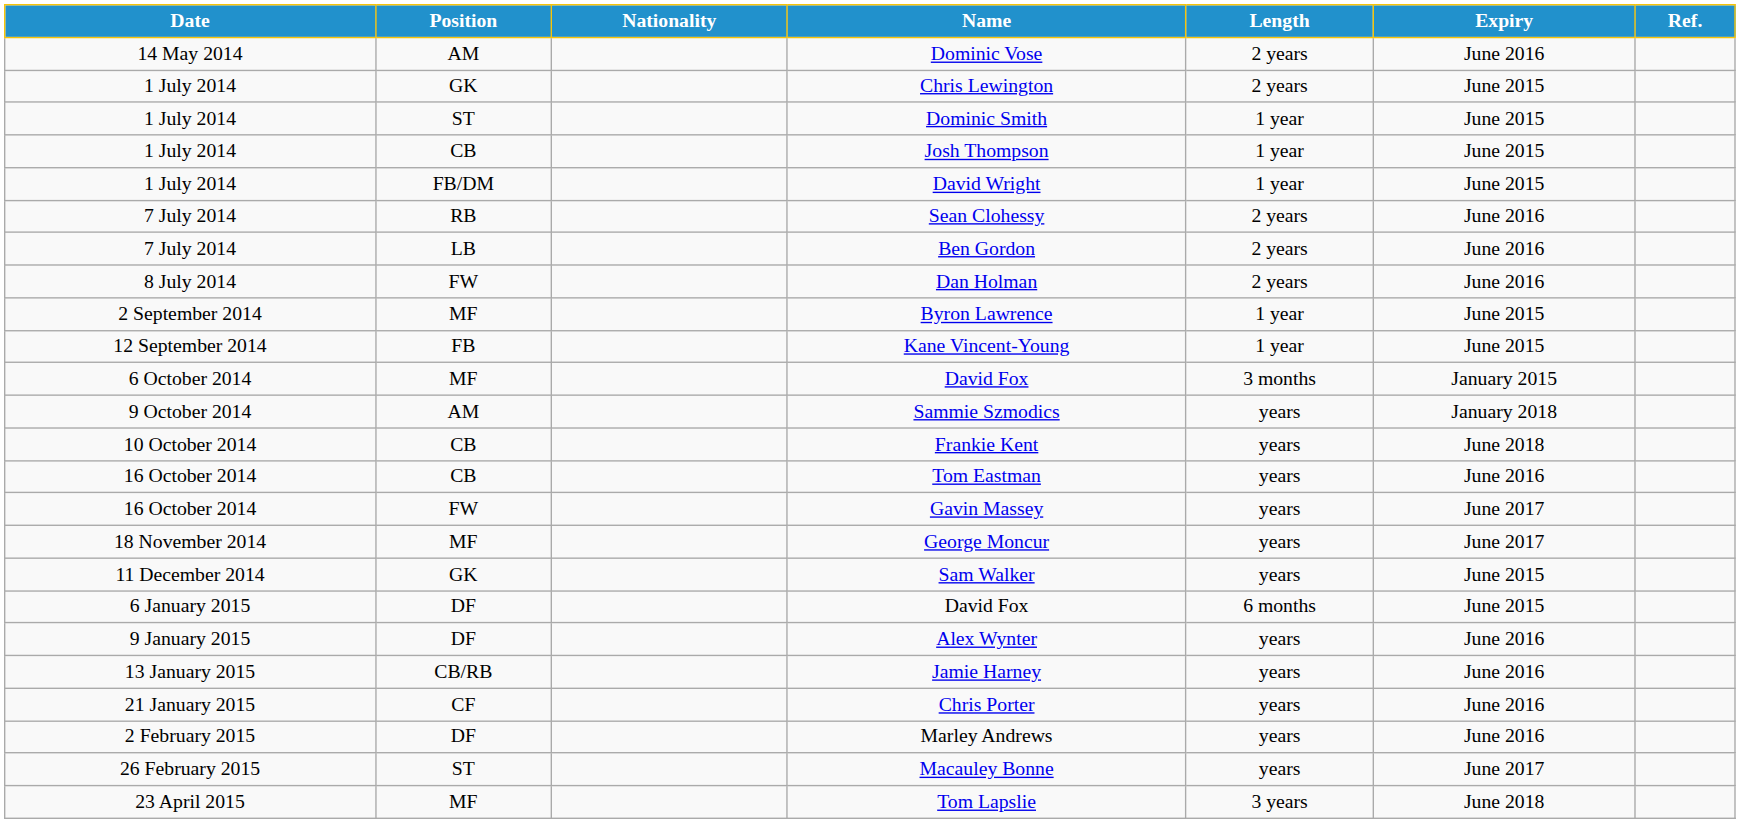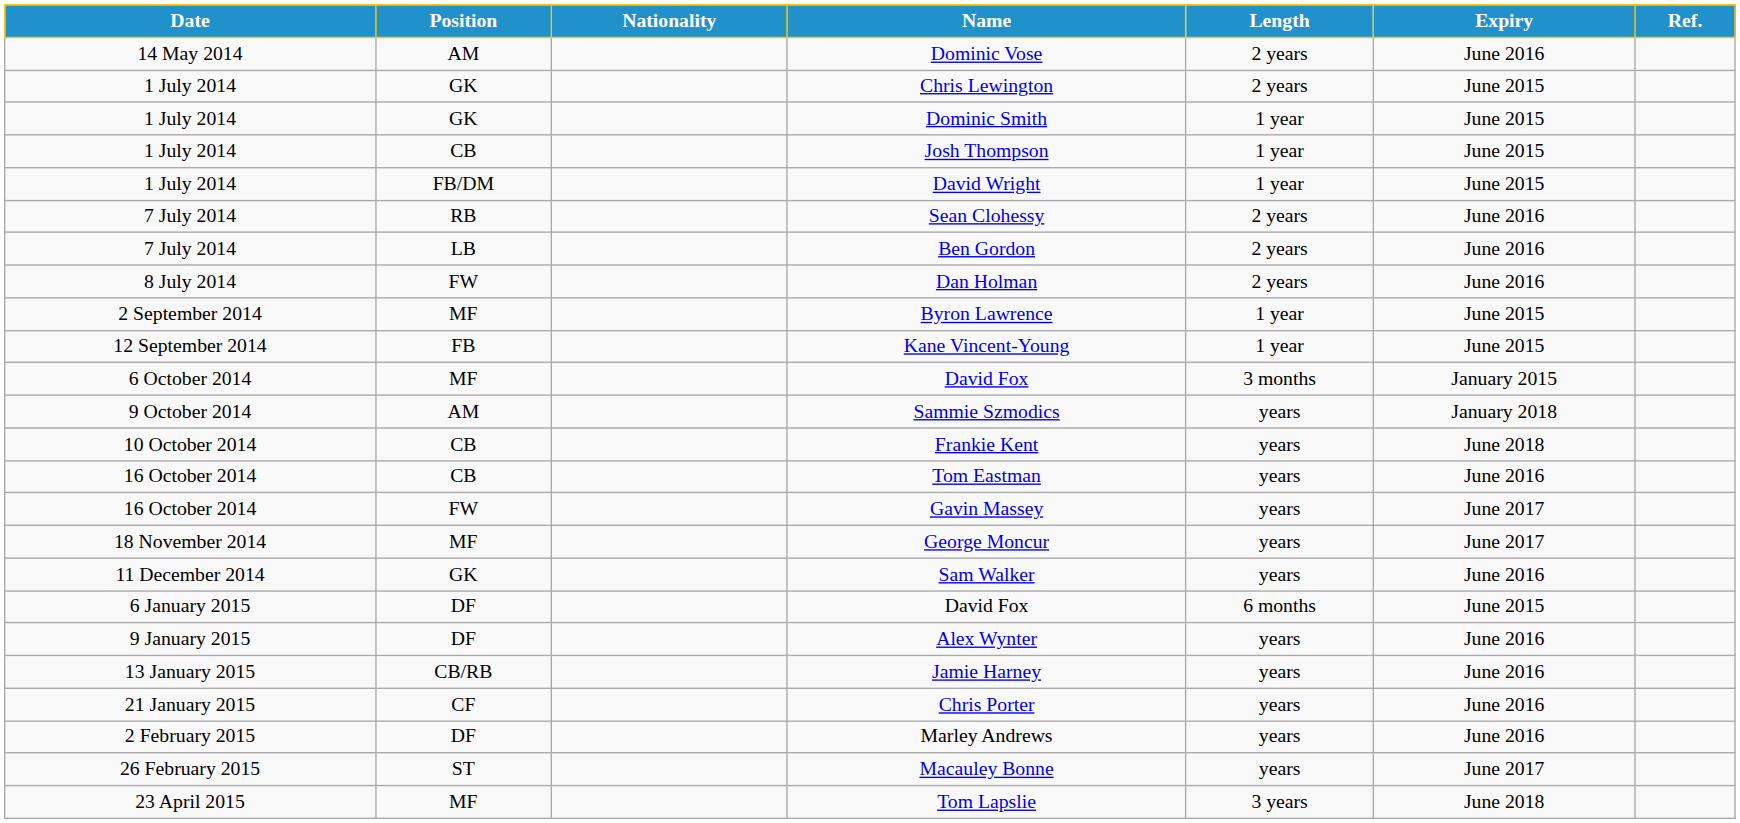(463, 118) ST -> (463, 118) GK
(1504, 574) June 2015 -> (1504, 574) June 2016
